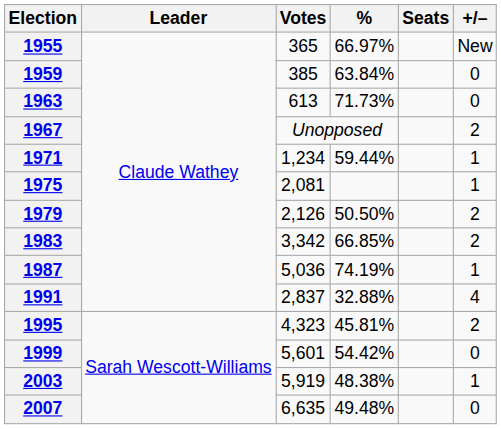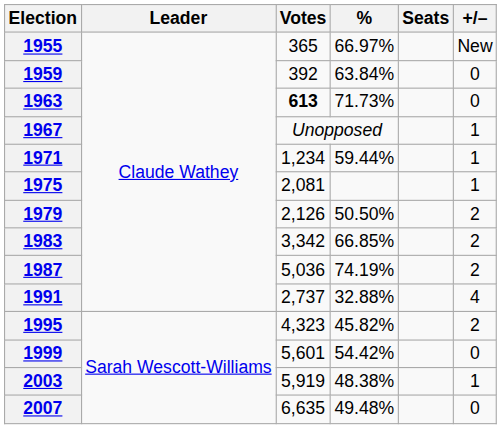(303, 74) 385 -> (303, 74) 392
(303, 102) normal -> (303, 102) bold
(475, 130) 2 -> (475, 130) 1
(475, 269) 1 -> (475, 269) 2
(303, 297) 2,837 -> (303, 297) 2,737
(364, 325) 45.81% -> (364, 325) 45.82%
